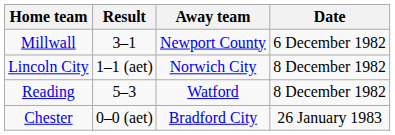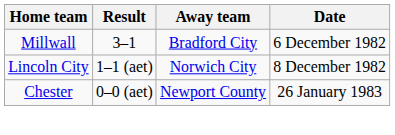(213, 42) Newport County -> (213, 42) Bradford City
- row: (48, 92)
(213, 117) Bradford City -> (213, 92) Newport County
